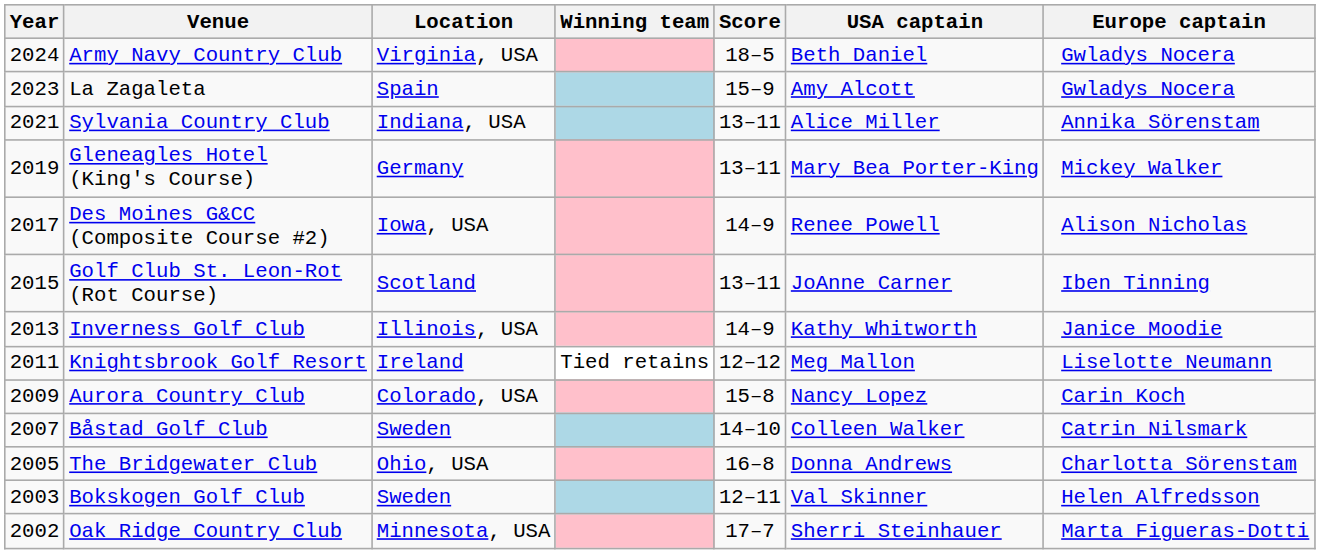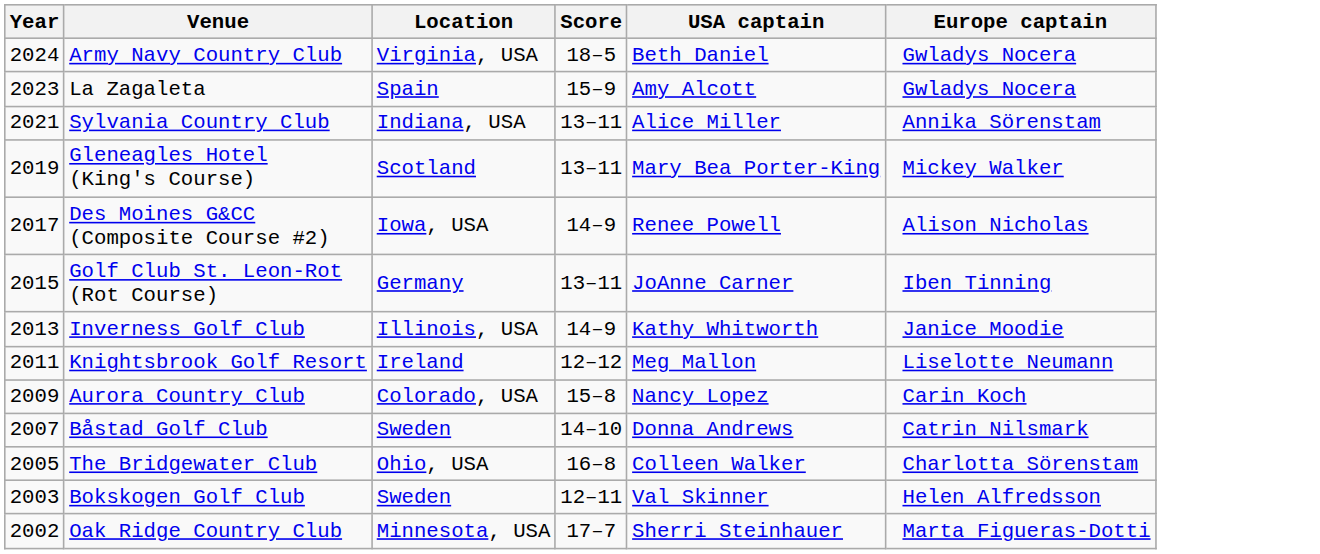- column: (635, 22)
(420, 168) Germany -> (426, 168) Scotland
(426, 283) Scotland -> (420, 283) Germany
(878, 430) Colleen Walker -> (713, 430) Donna Andrews
(871, 464) Donna Andrews -> (719, 464) Colleen Walker
